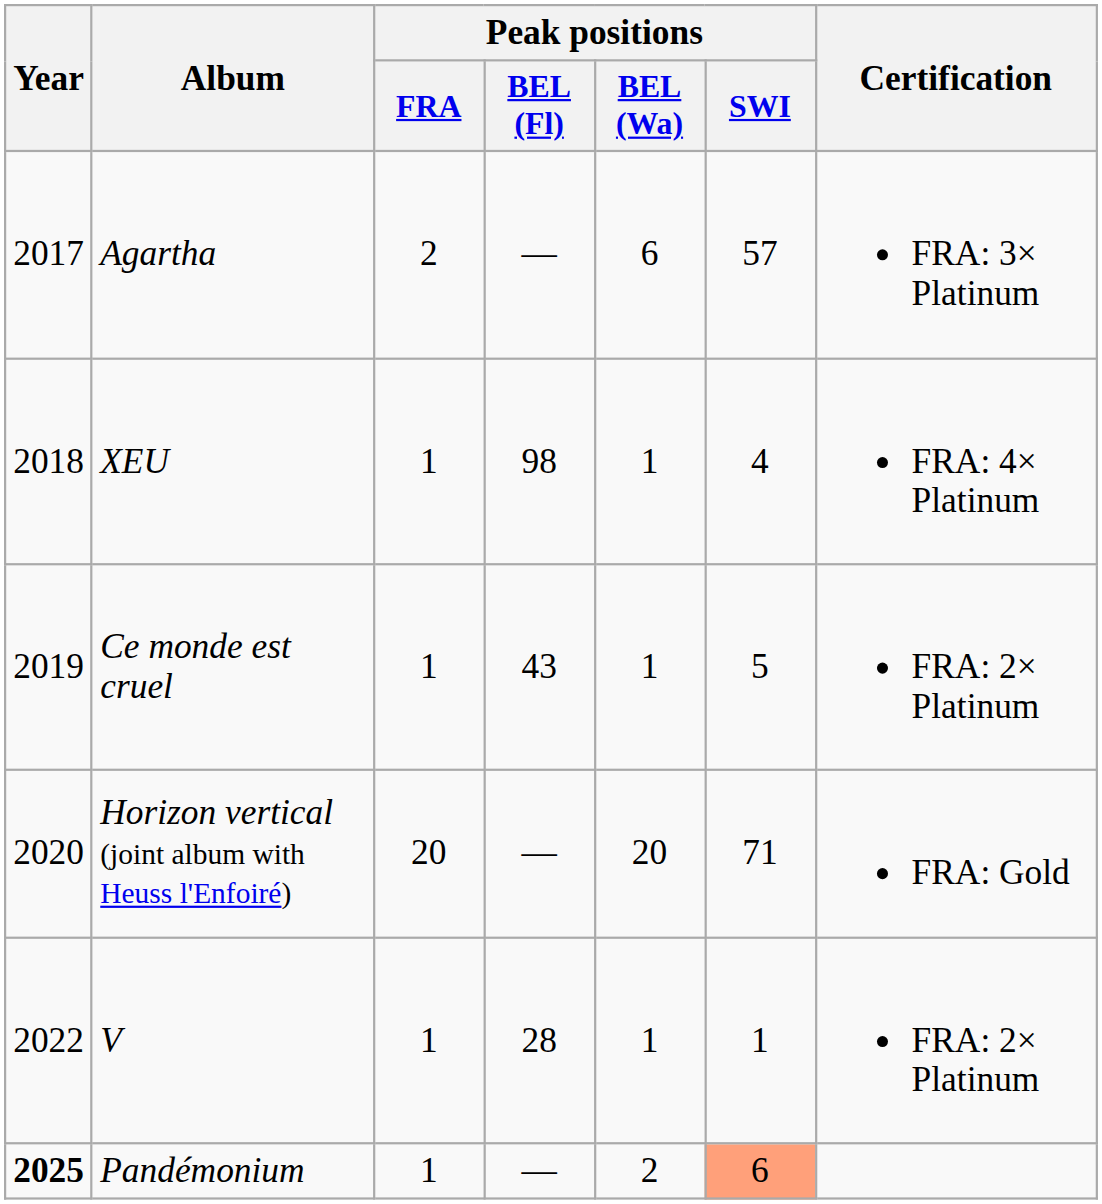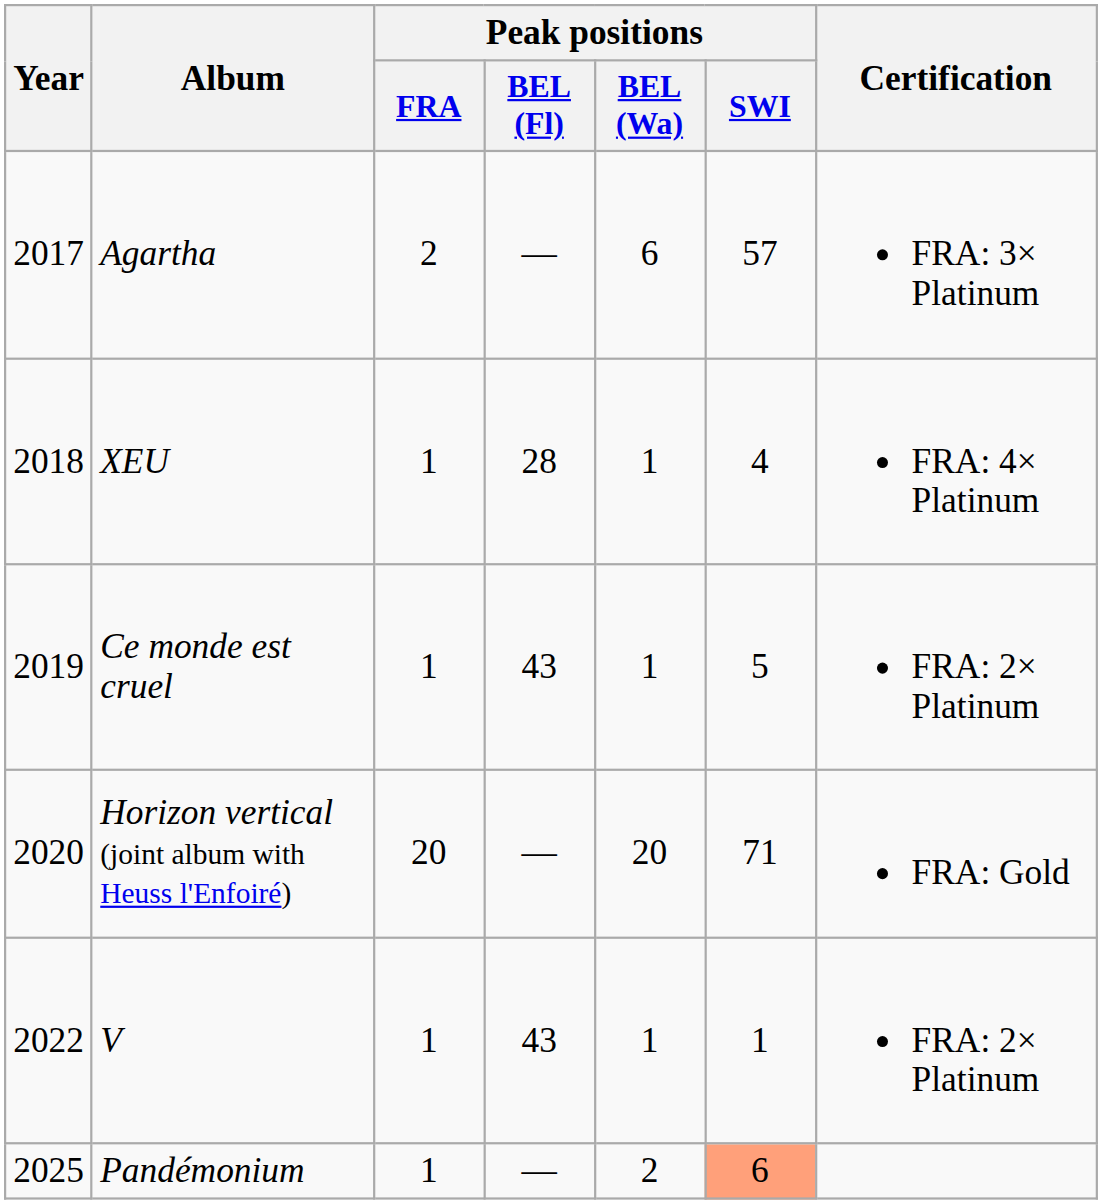(539, 460) 98 -> (539, 460) 28
(539, 1039) 28 -> (539, 1039) 43
(49, 1170) bold -> (49, 1170) normal
